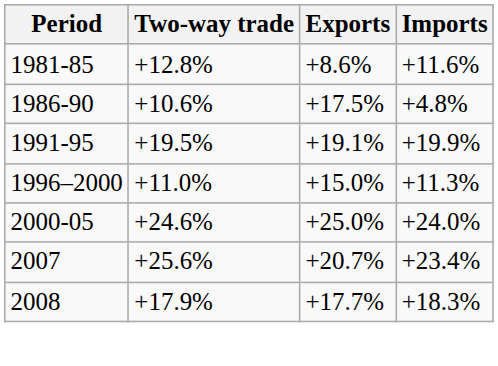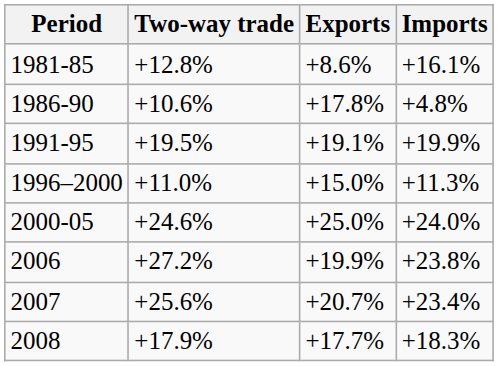(440, 63) +11.6% -> (441, 63) +16.1%
(345, 103) +17.5% -> (345, 103) +17.8%
+ row: (35, 261)
